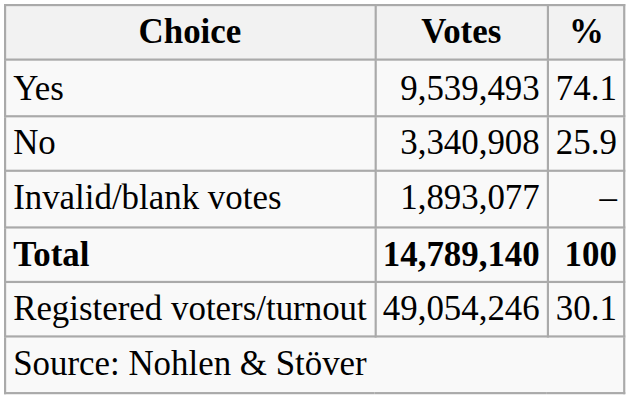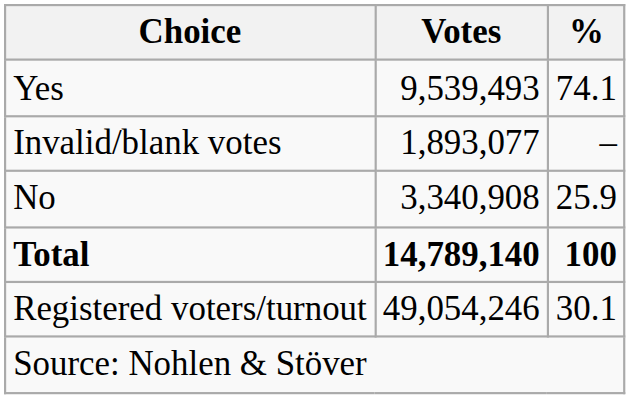rows swapped: (34, 142) <-> (147, 198)
